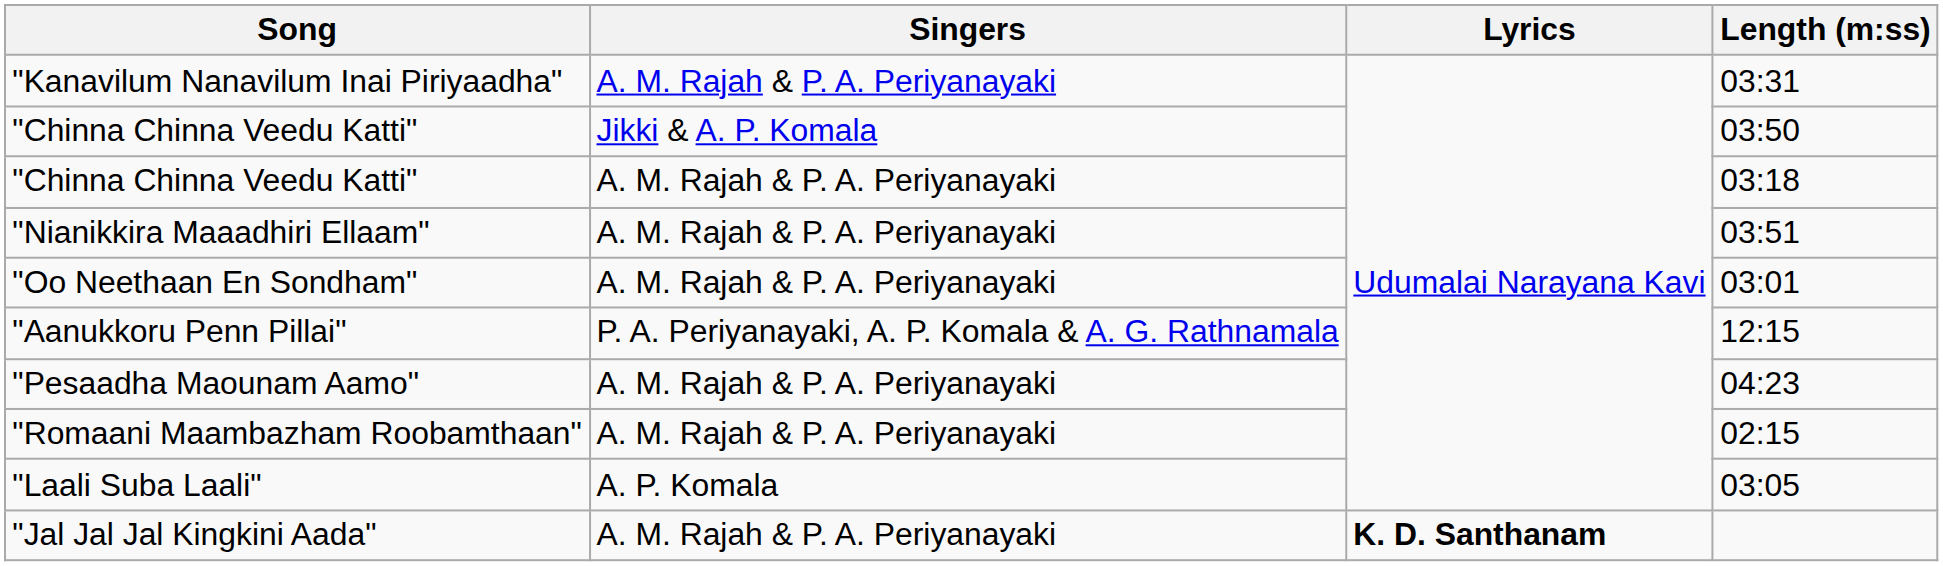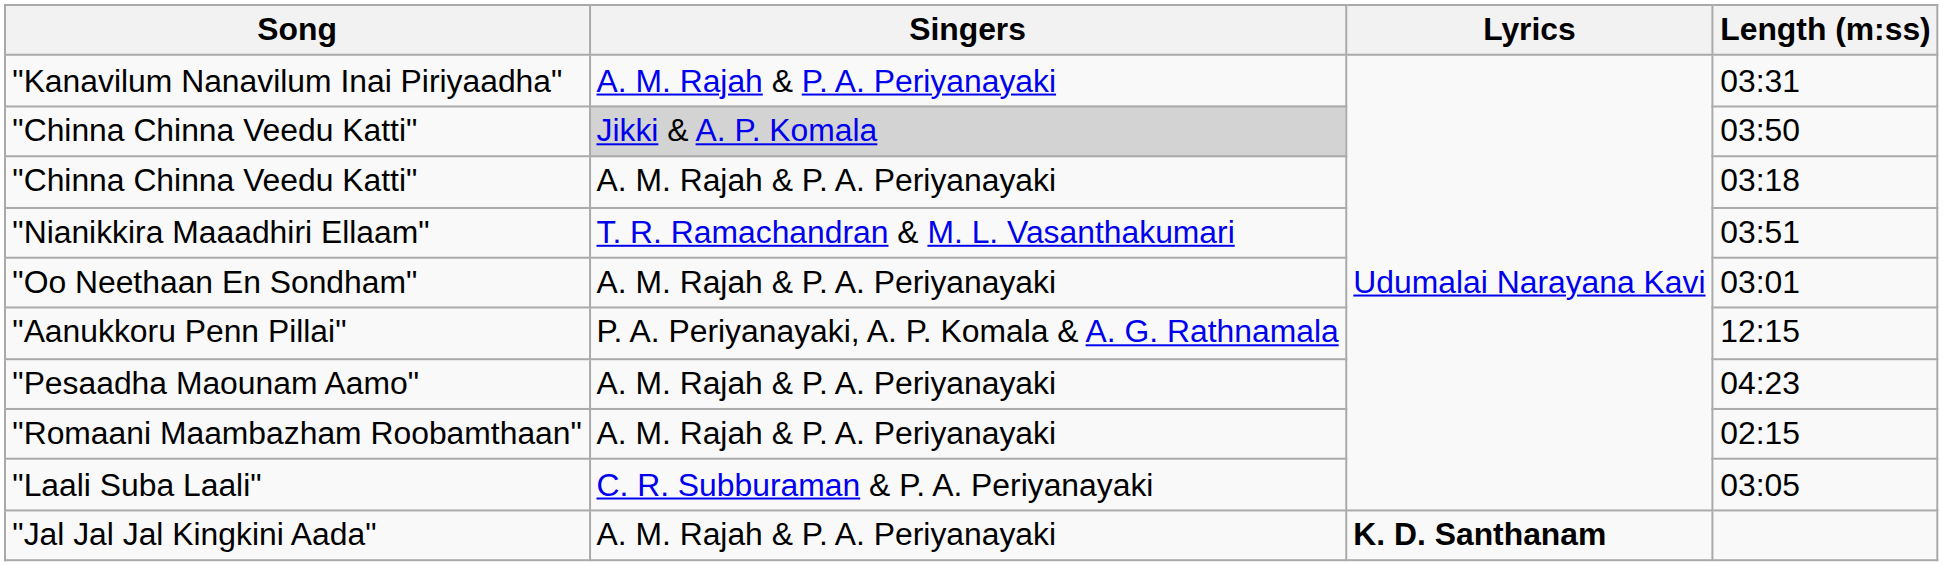(737, 130) no background -> (737, 130) lightgrey background
(826, 231) A. M. Rajah & P. A. Periyanayaki -> (916, 231) T. R. Ramachandran & M. L. Vasanthakumari
(687, 484) A. P. Komala -> (875, 484) C. R. Subburaman & P. A. Periyanayaki
